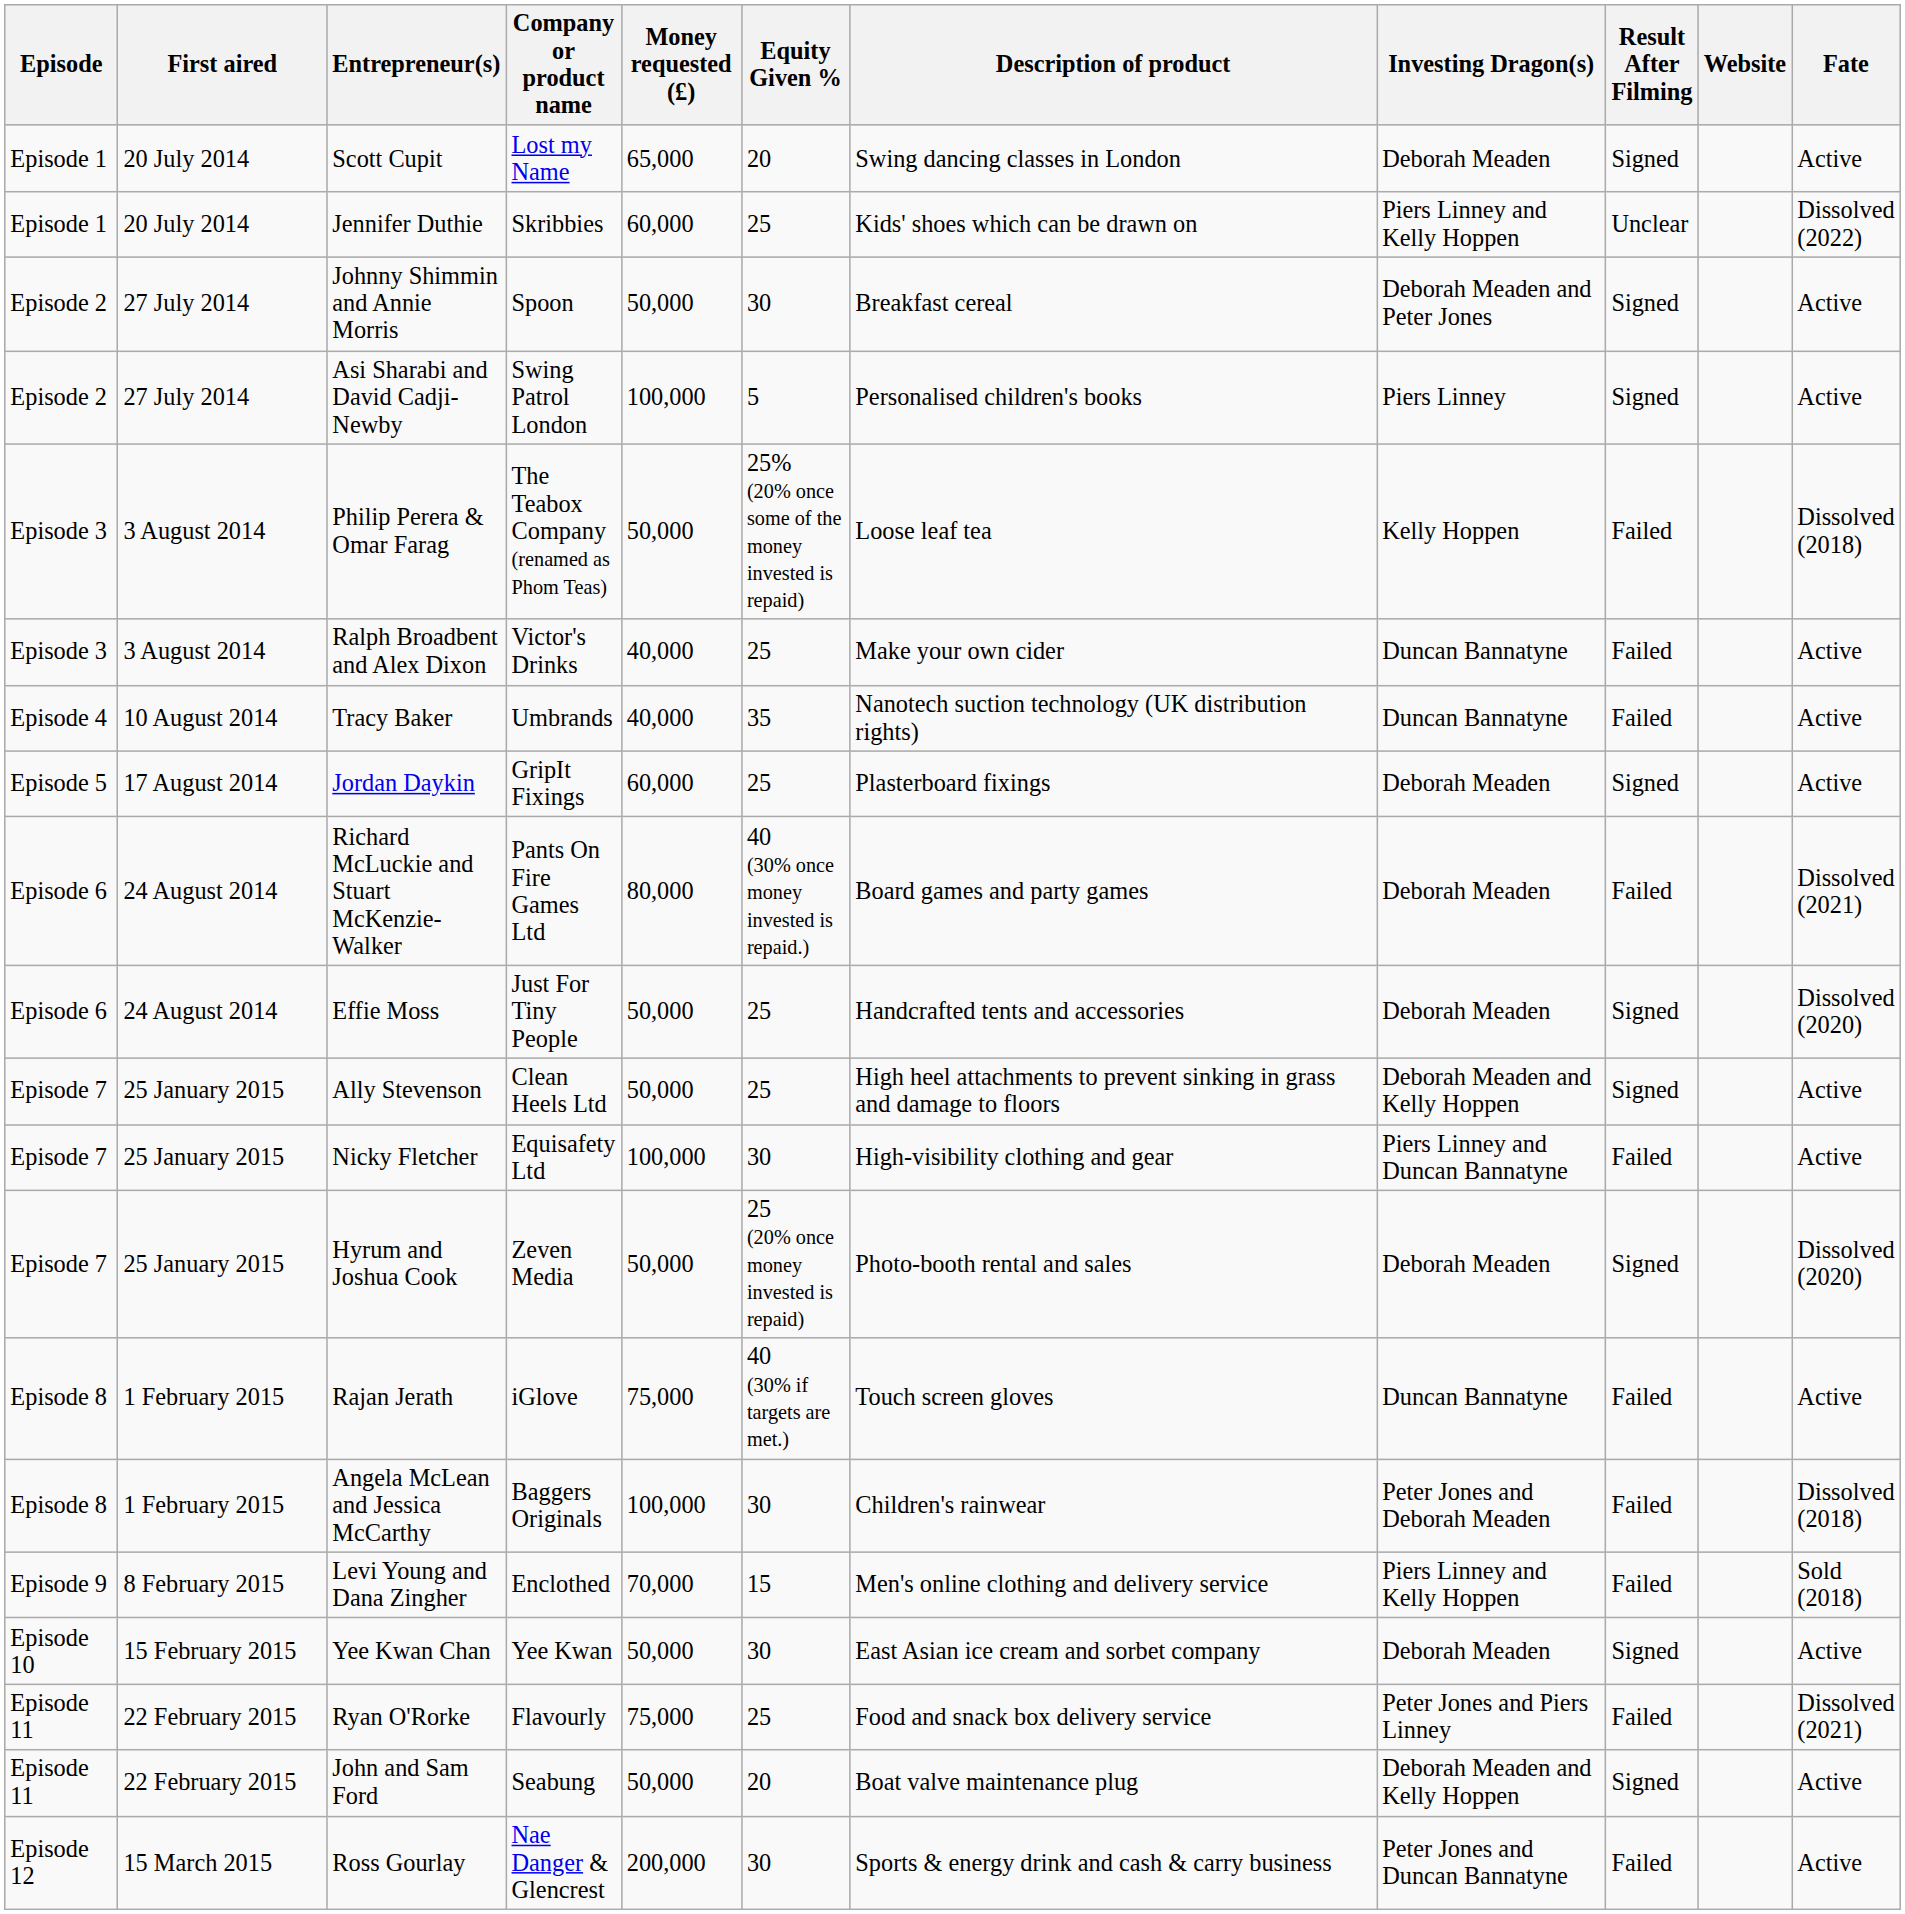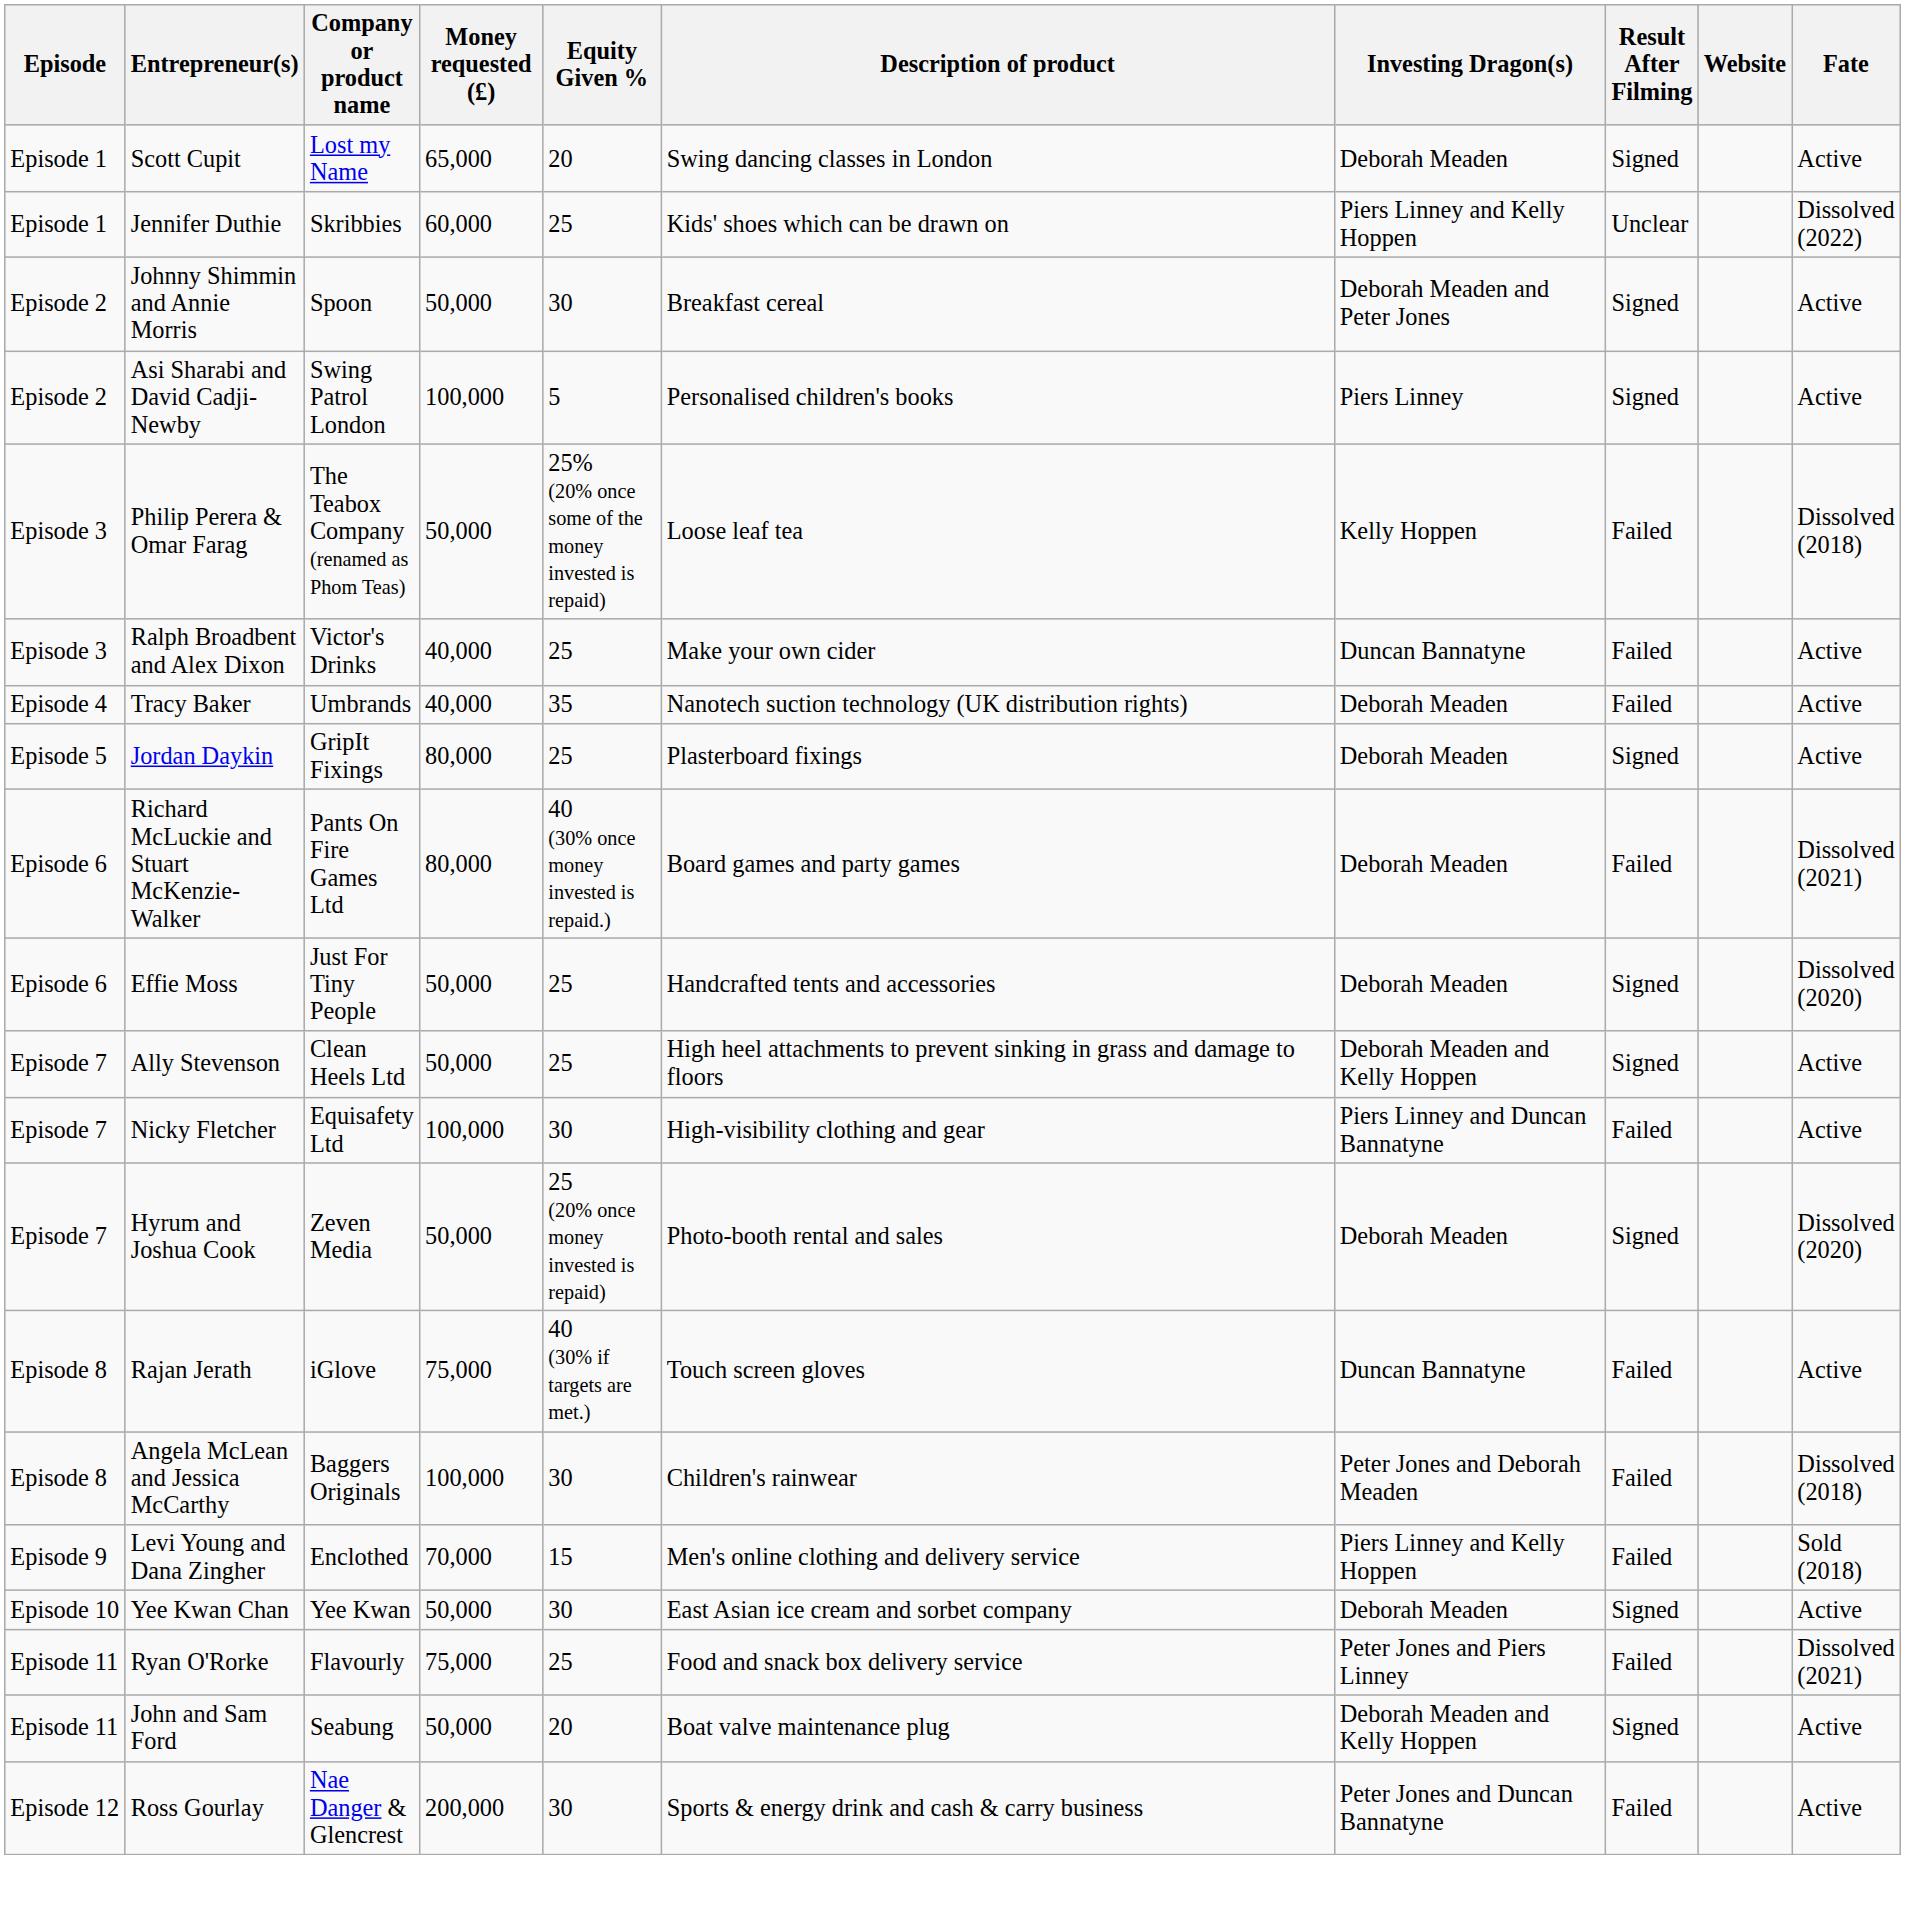- column: (222, 64)
(1475, 717) Duncan Bannatyne -> (1424, 704) Deborah Meaden
(660, 783) 60,000 -> (459, 756) 80,000
